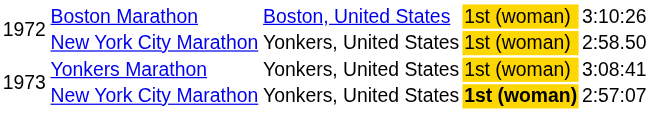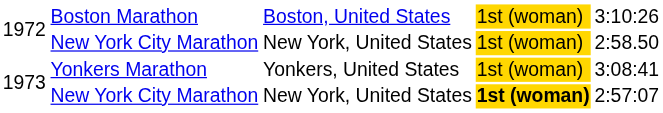(361, 43) Yonkers, United States -> (367, 43) New York, United States
(361, 96) Yonkers, United States -> (367, 96) New York, United States
